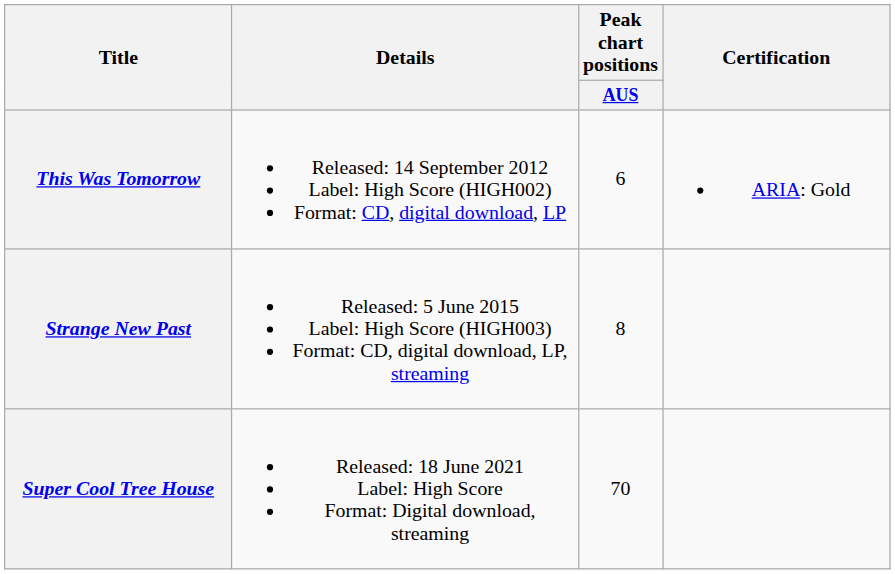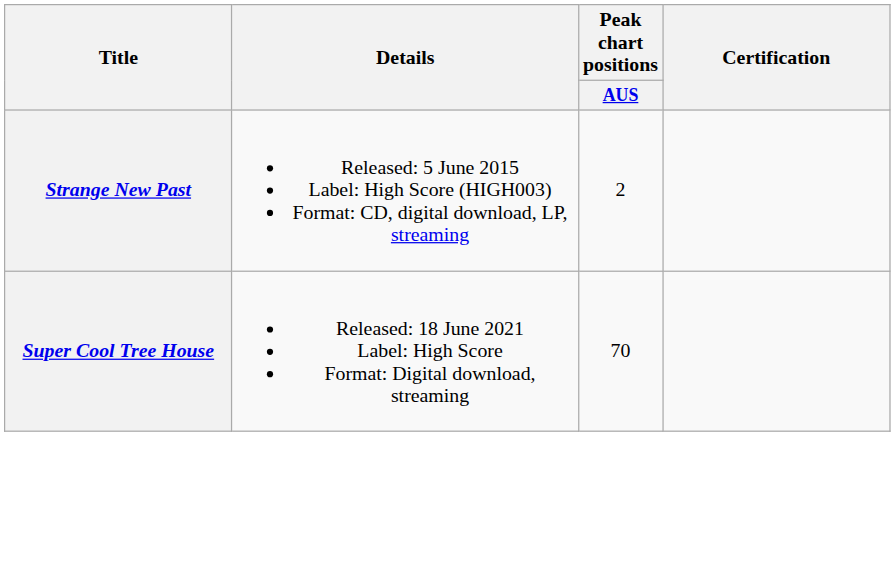- row: (118, 179)
(620, 328) 8 -> (620, 190) 2
